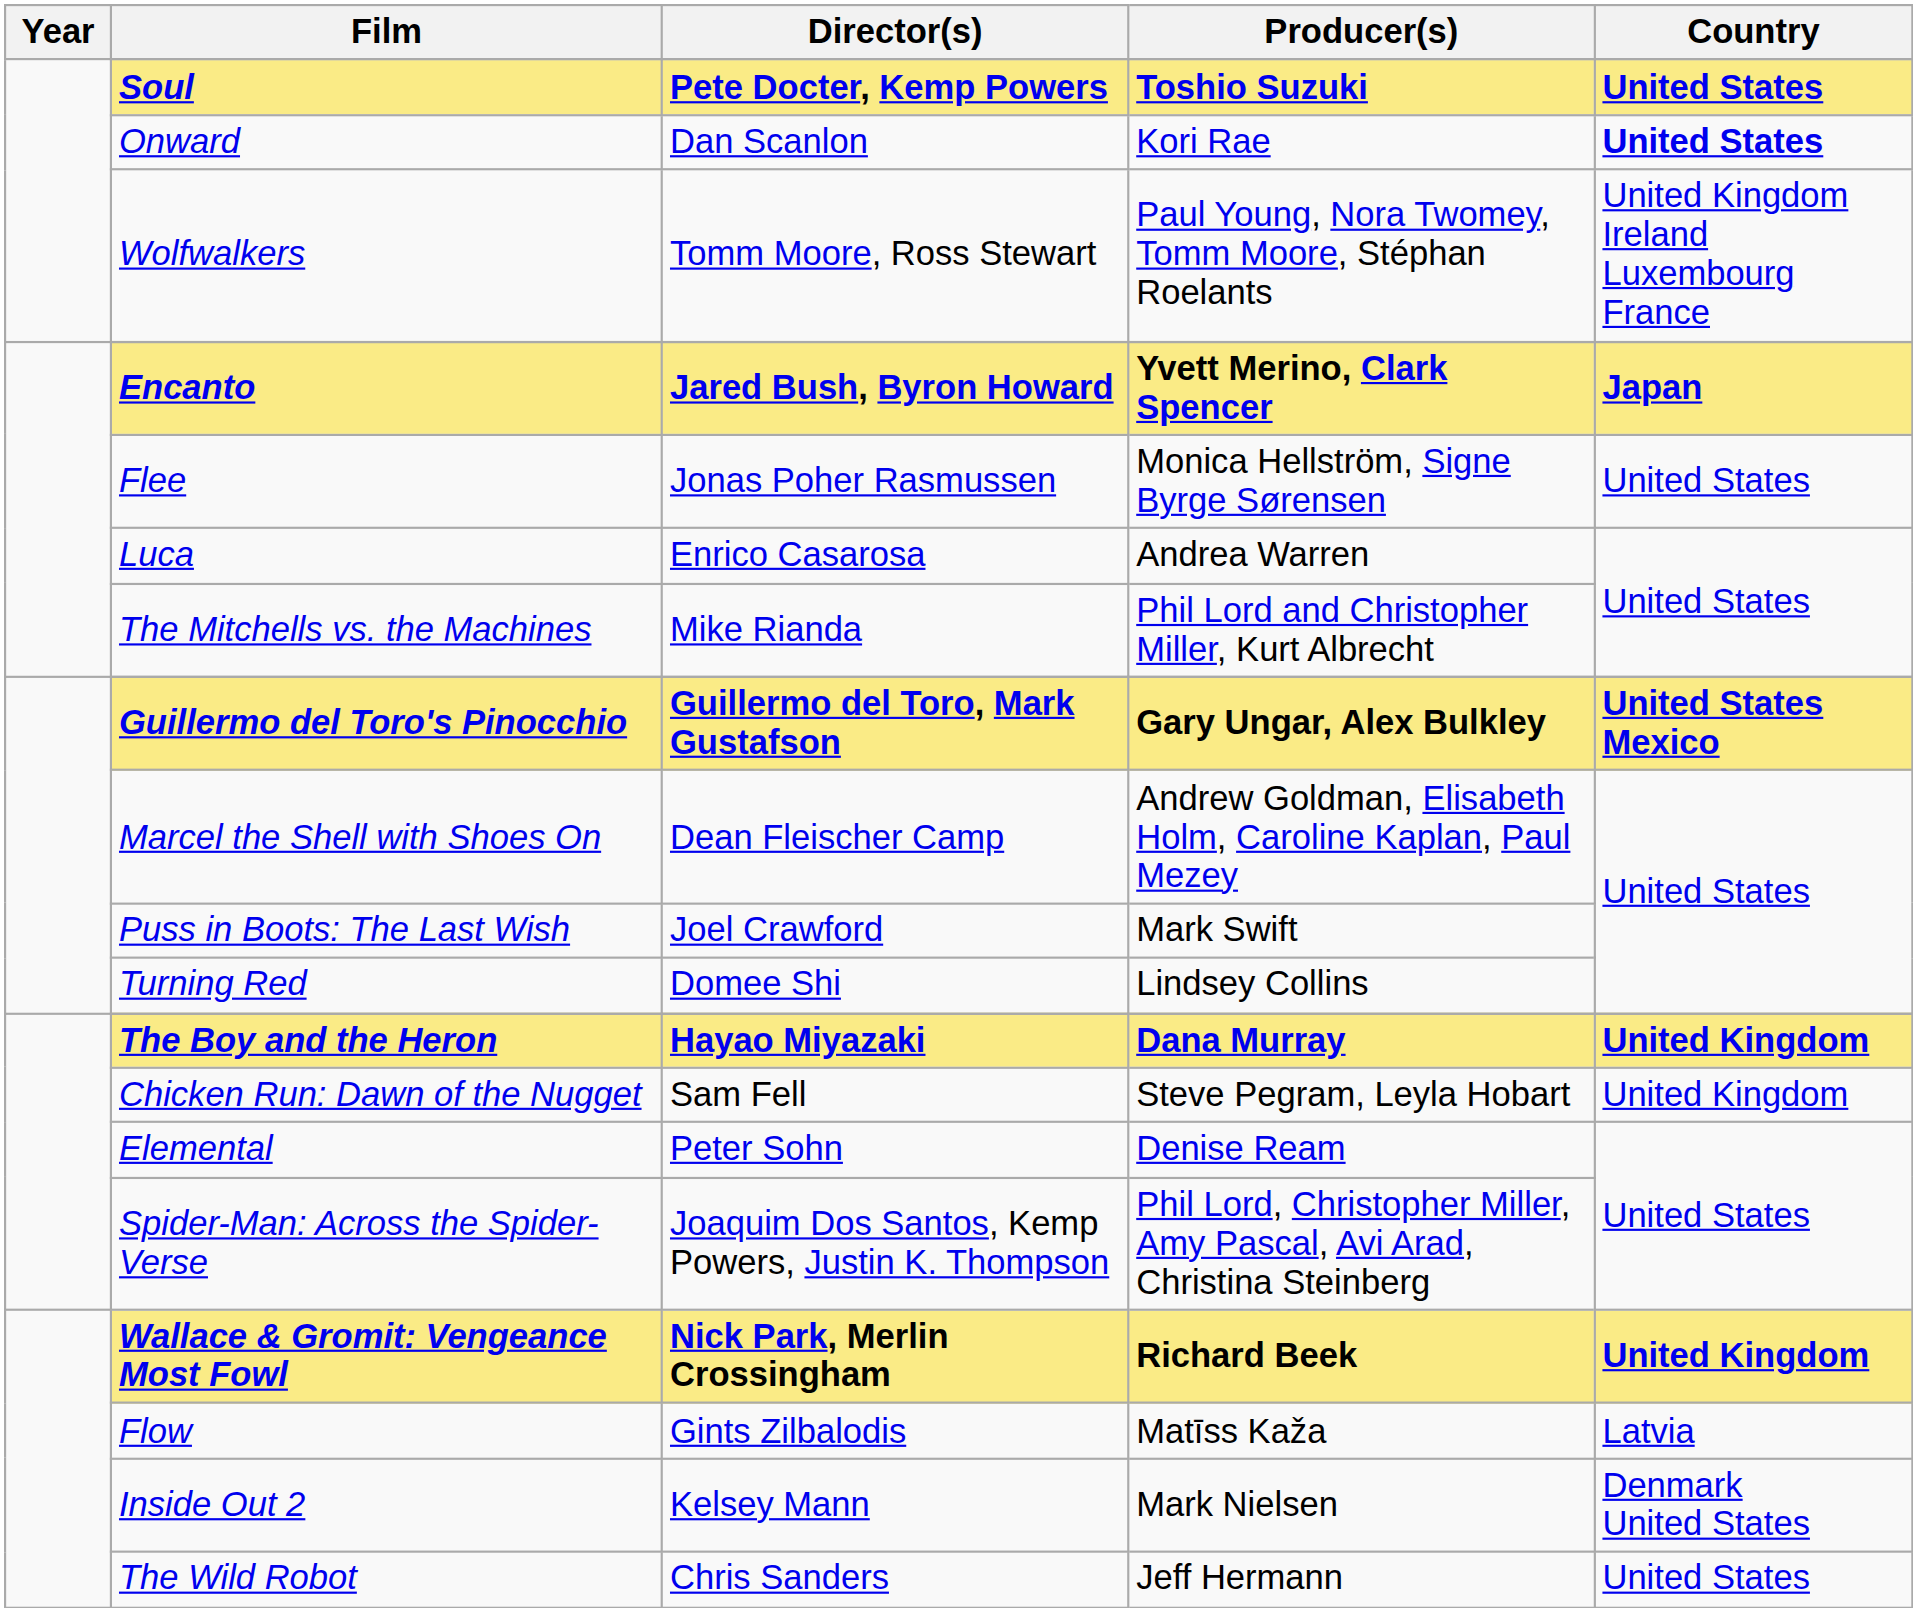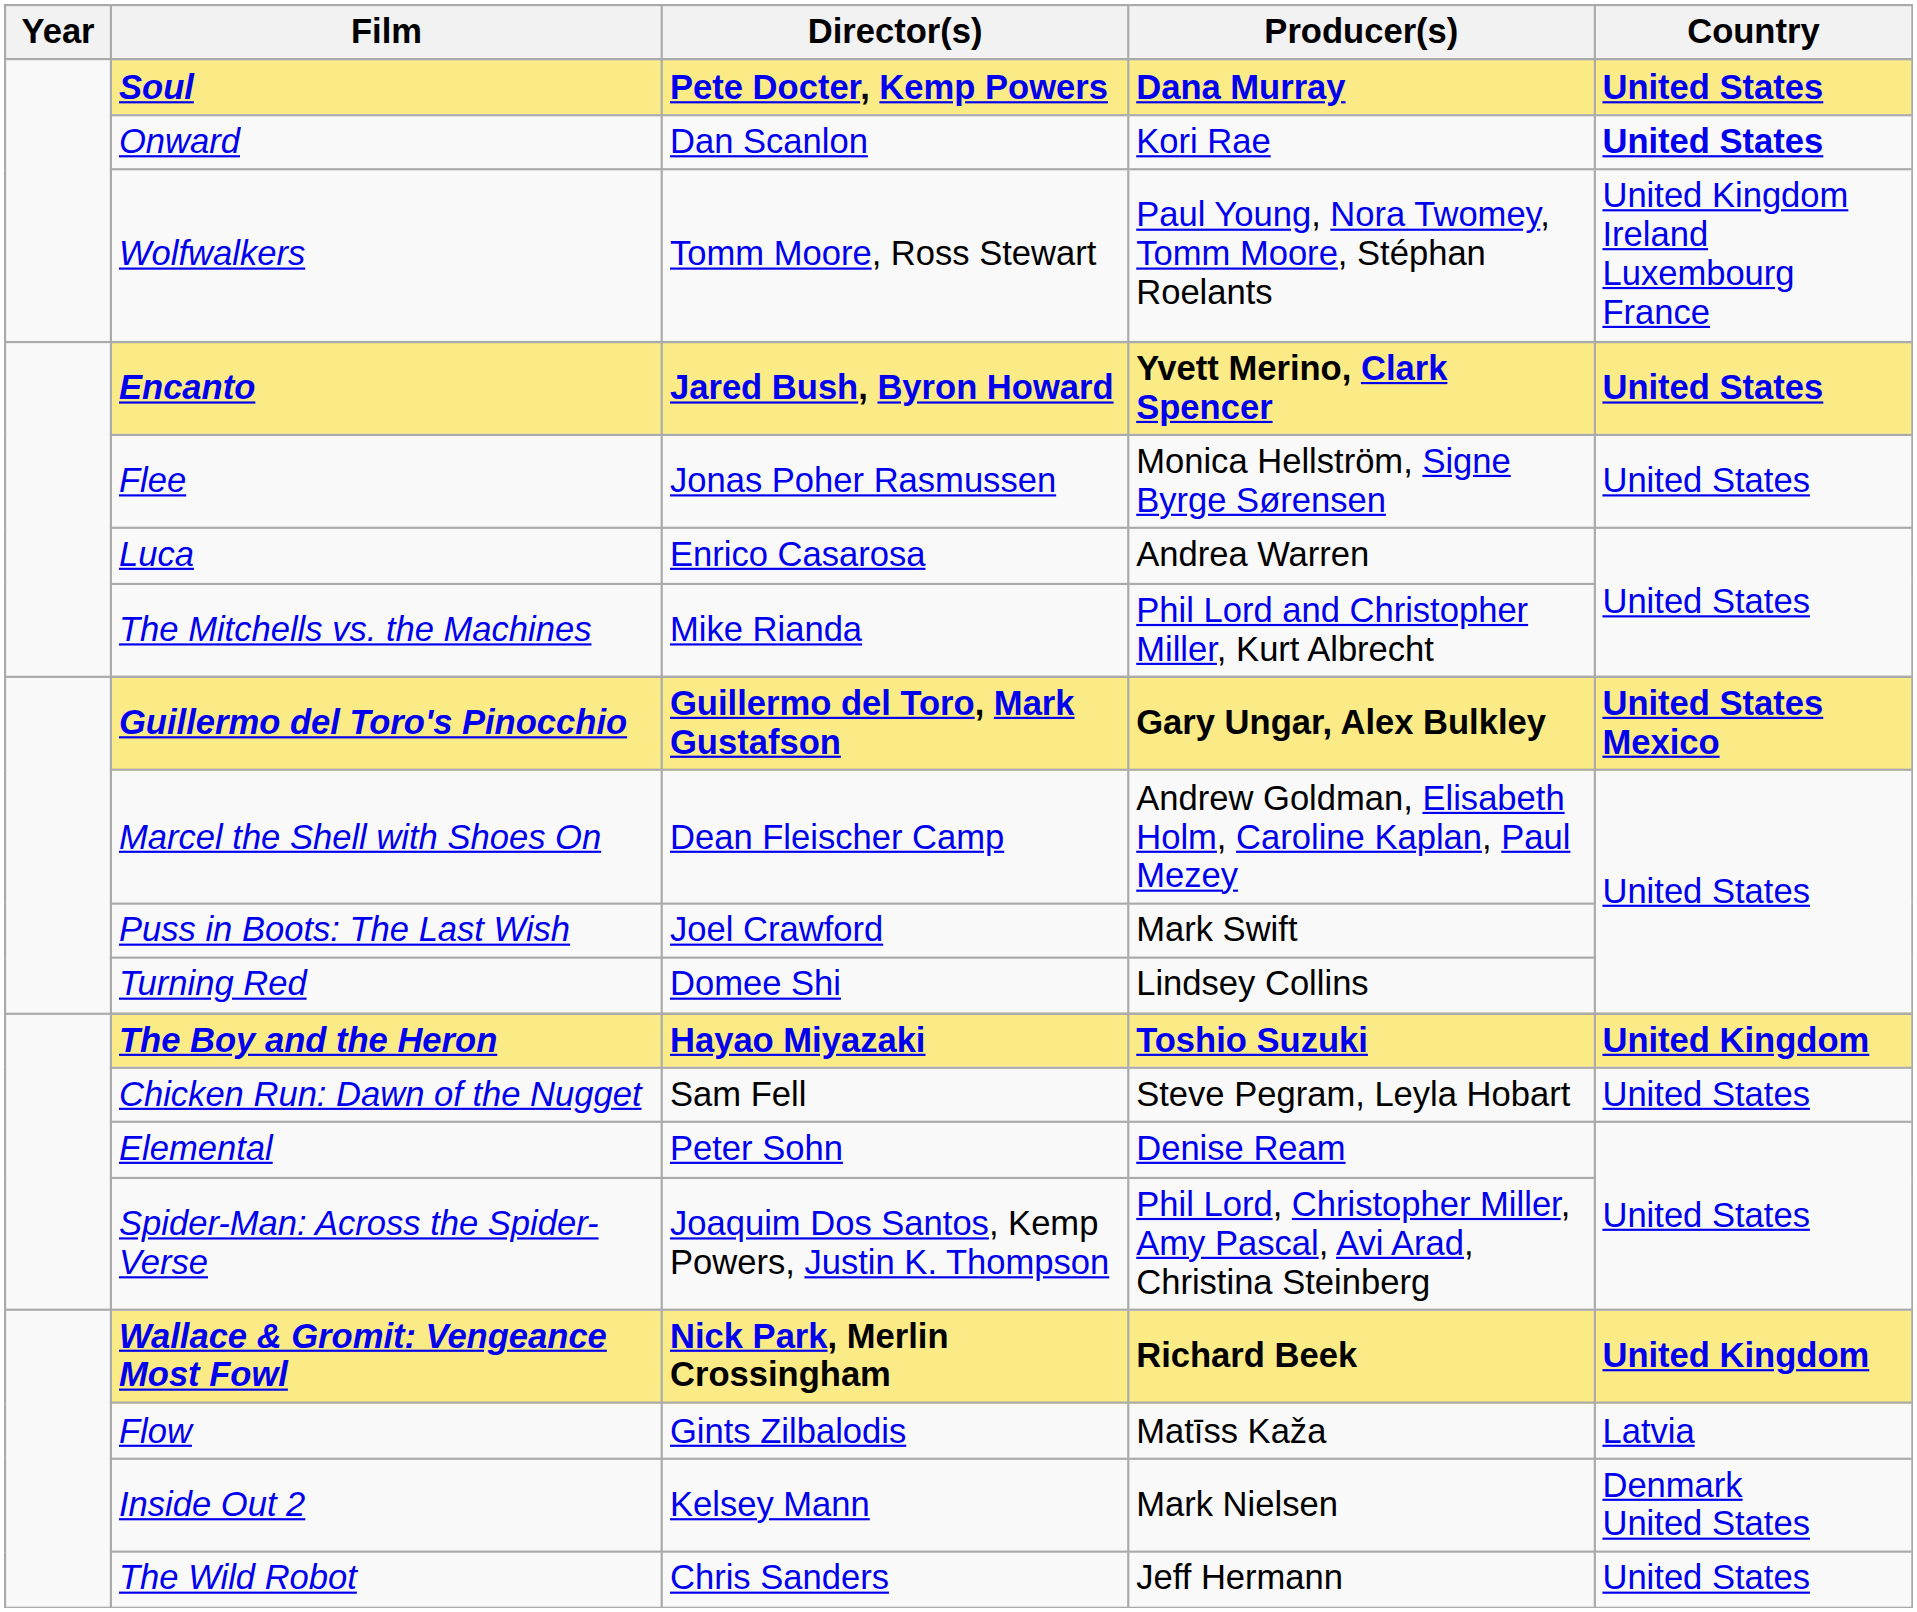(1252, 86) Toshio Suzuki -> (1241, 86) Dana Murray
(1652, 387) Japan -> (1713, 387) United States
(1241, 1039) Dana Murray -> (1252, 1039) Toshio Suzuki
(1725, 1094) United Kingdom -> (1706, 1094) United States
